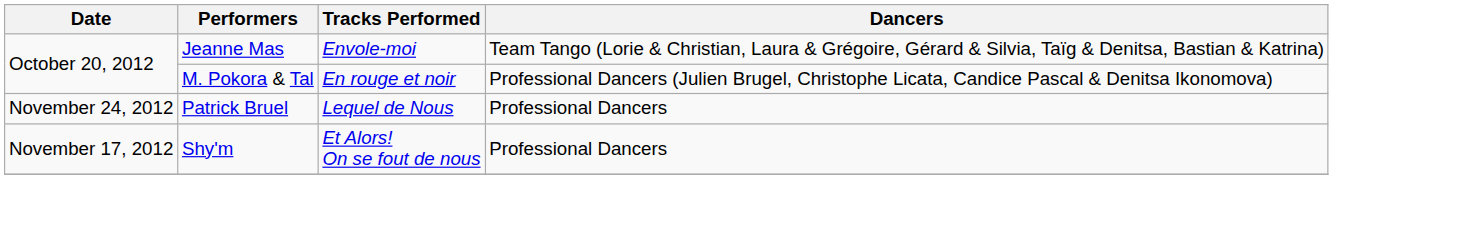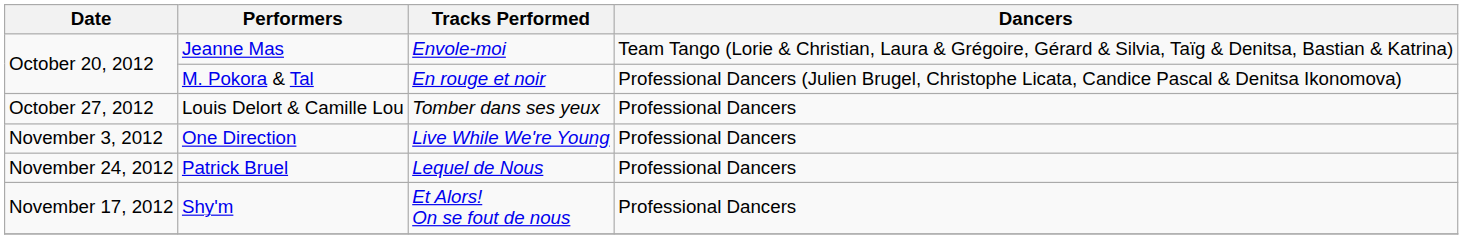+ row: (293, 108)
+ row: (239, 138)
